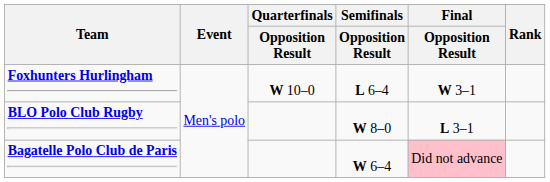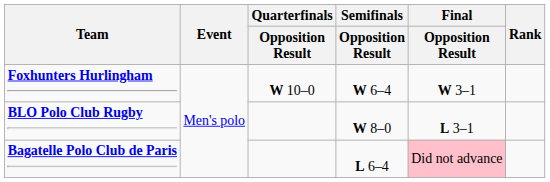(372, 91) L 6–4 -> (372, 91) W 6–4
(372, 166) W 6–4 -> (372, 166) L 6–4
